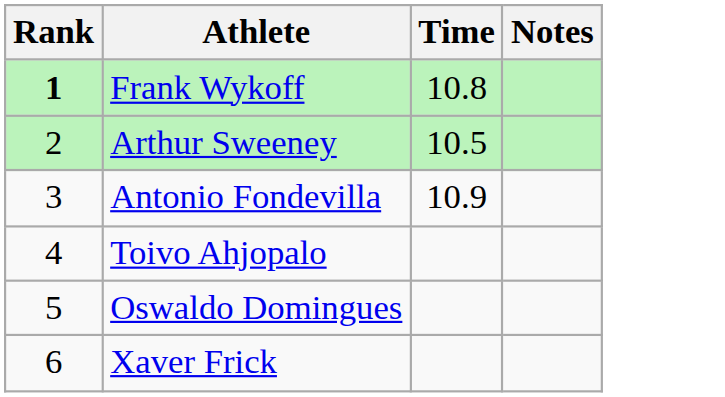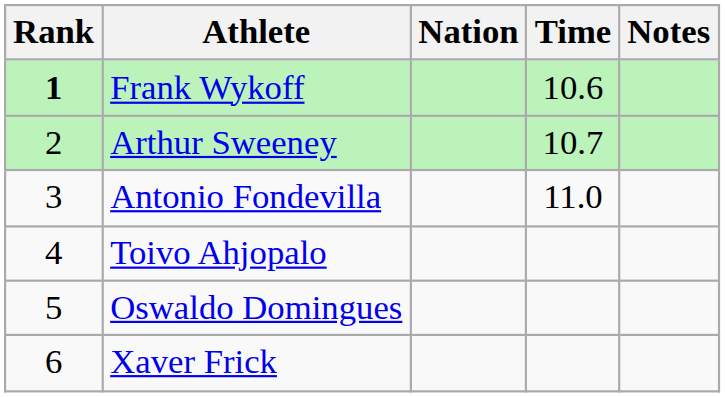+ column: (469, 32)
(457, 87) 10.8 -> (573, 87) 10.6
(457, 142) 10.5 -> (573, 142) 10.7
(457, 197) 10.9 -> (573, 197) 11.0
